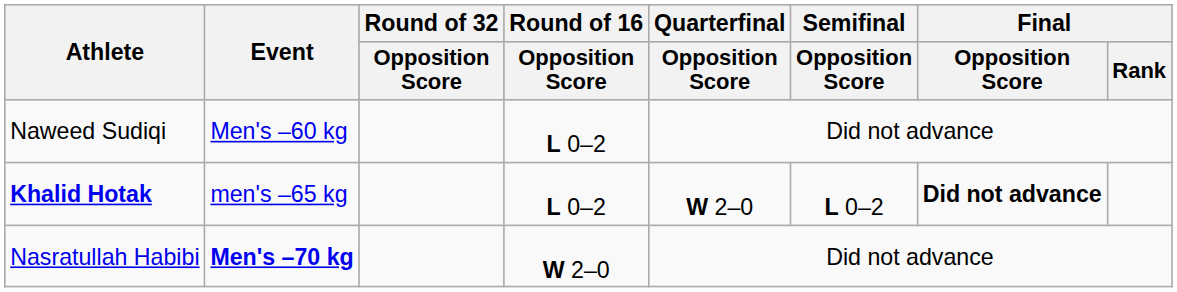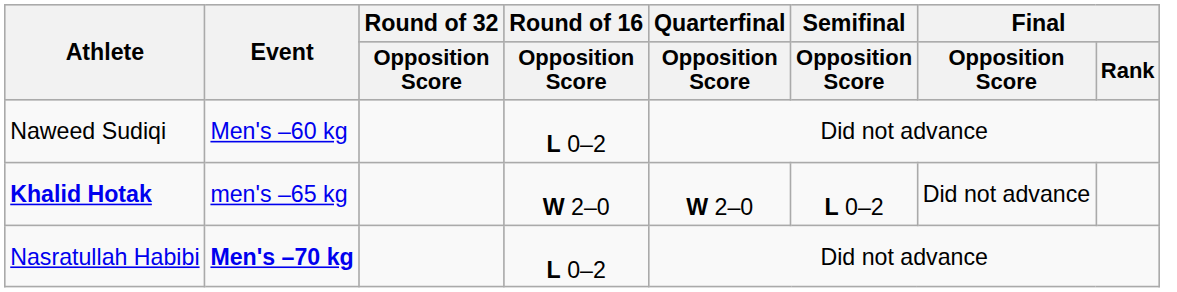(576, 207) L 0–2 -> (576, 207) W 2–0
(1012, 194) bold -> (1006, 194) normal
(576, 269) W 2–0 -> (576, 269) L 0–2
